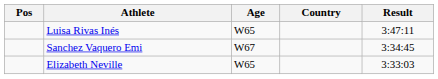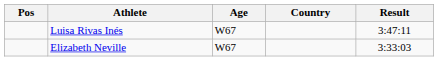(244, 30) W65 -> (225, 30) W67
- row: (94, 47)
(244, 64) W65 -> (225, 47) W67
